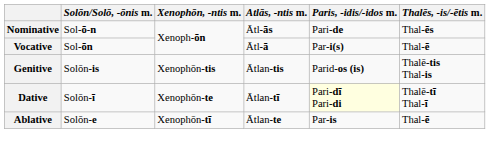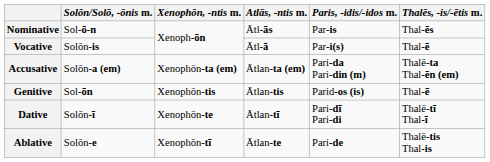(328, 29) Pari-de -> (324, 29) Par-is
(78, 46) Sol-ōn -> (81, 46) Solōn-is
+ row: (33, 69)
(81, 69) Solōn-is -> (78, 91) Sol-ōn
(421, 69) Thalē-tis Thal-is -> (416, 91) Thal-ē
(327, 97) lightyellow background -> (327, 114) no background
(324, 120) Par-is -> (328, 143) Pari-de
(416, 120) Thal-ē -> (421, 143) Thalē-tis Thal-is
